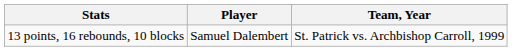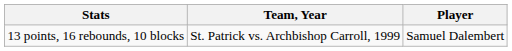columns swapped: (239, 14) <-> (399, 14)
